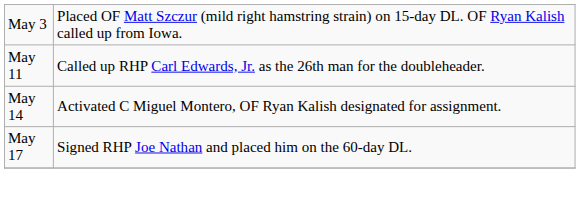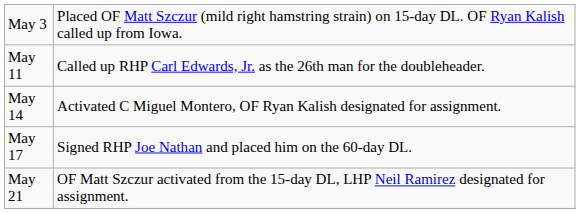+ row: (22, 187)
